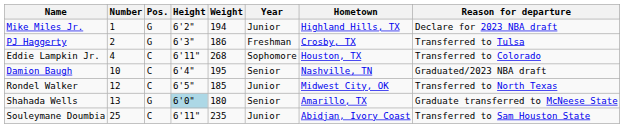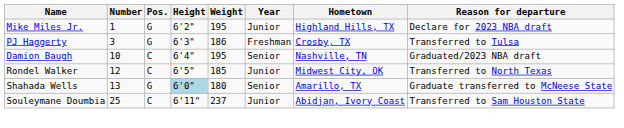(218, 27) 194 -> (218, 27) 195
(112, 41) 2 -> (112, 41) 3
- row: (53, 56)
(218, 116) 235 -> (218, 101) 237
